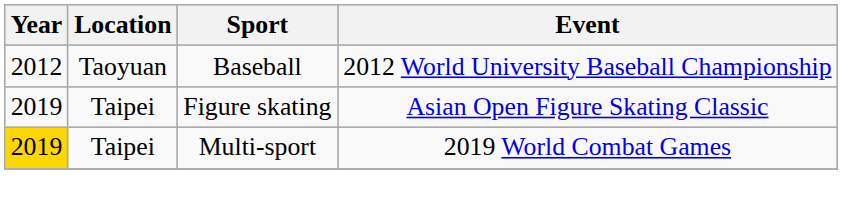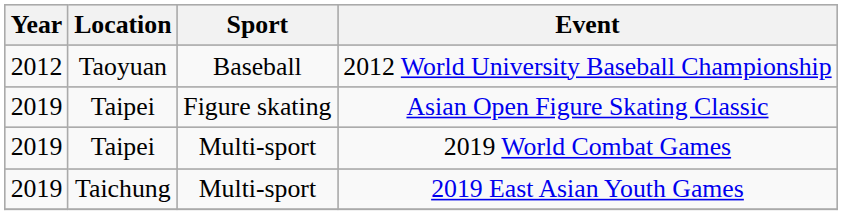(37, 147) gold background -> (37, 147) no background
+ row: (587, 188)
